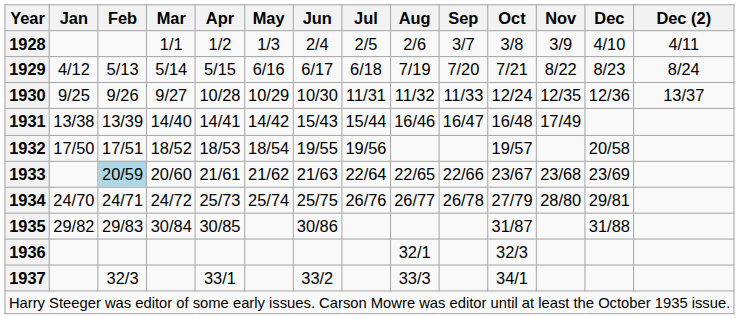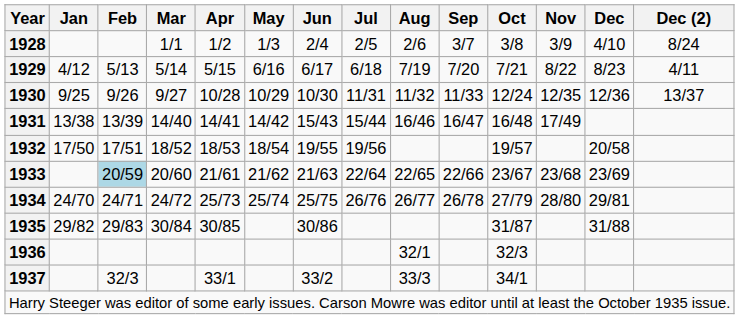(684, 44) 4/11 -> (684, 44) 8/24
(684, 70) 8/24 -> (684, 70) 4/11
